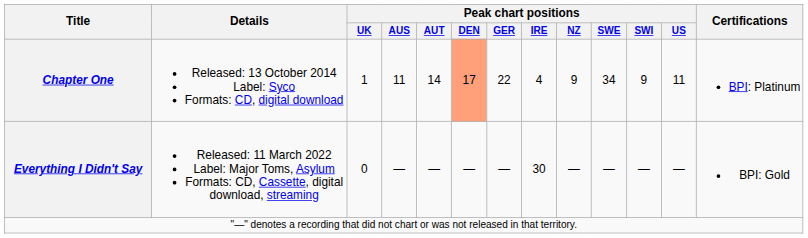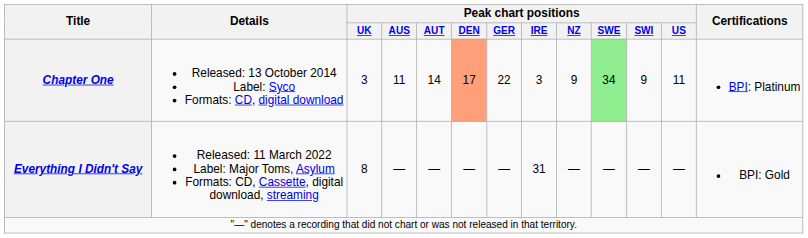(364, 80) 1 -> (364, 80) 3
(539, 80) 4 -> (539, 80) 3
(609, 80) no background -> (609, 80) lightgreen background
(364, 169) 0 -> (364, 169) 8
(539, 169) 30 -> (539, 169) 31
